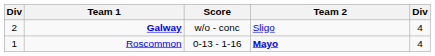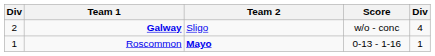columns swapped: (217, 12) <-> (330, 12)
(420, 43) 4 -> (420, 43) 1
